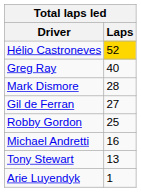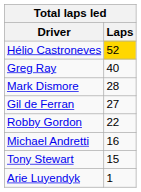(113, 123) 25 -> (113, 123) 22
(113, 159) 13 -> (113, 159) 15
